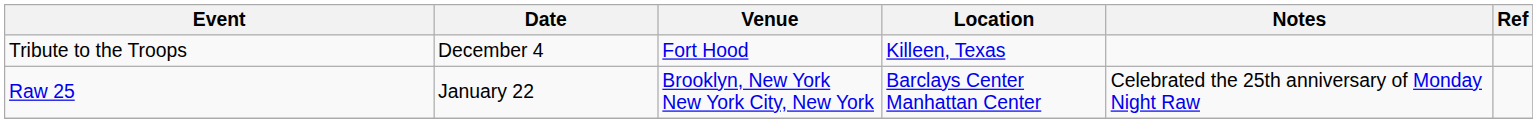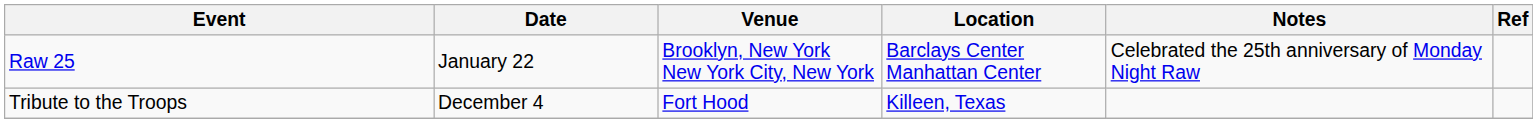rows swapped: (42, 92) <-> (98, 50)
